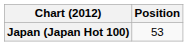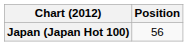(157, 31) 53 -> (157, 31) 56
